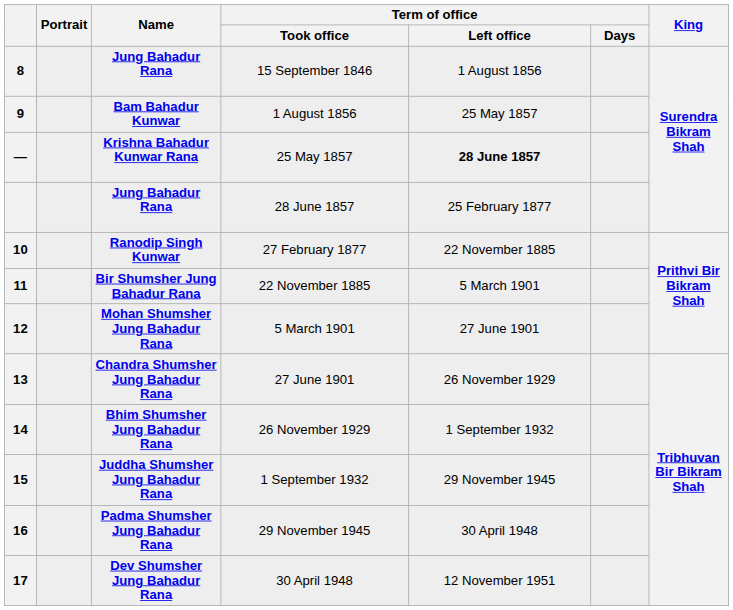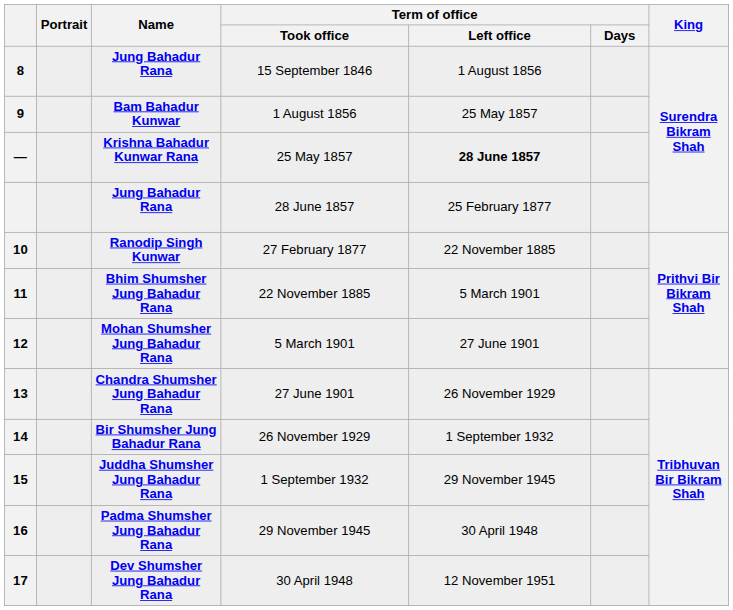(156, 286) Bir Shumsher Jung Bahadur Rana -> (156, 293) Bhim Shumsher Jung Bahadur Rana
(156, 429) Bhim Shumsher Jung Bahadur Rana -> (156, 436) Bir Shumsher Jung Bahadur Rana
